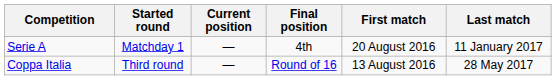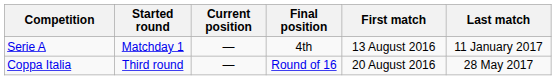(394, 46) 20 August 2016 -> (394, 46) 13 August 2016
(394, 65) 13 August 2016 -> (394, 65) 20 August 2016
